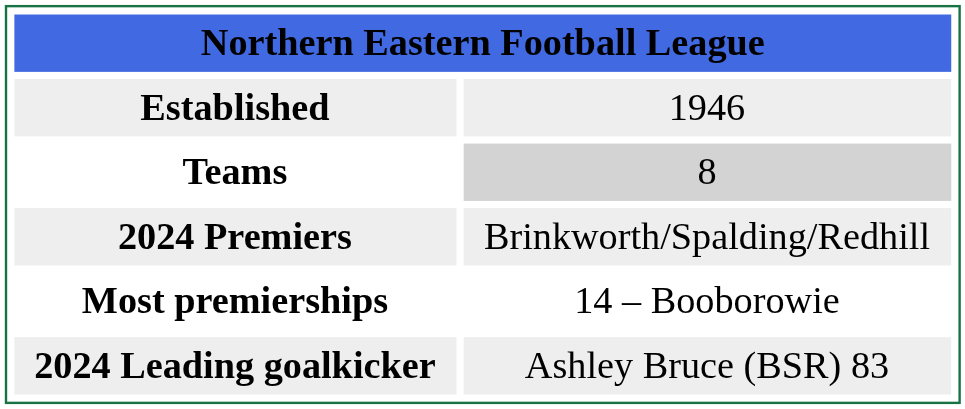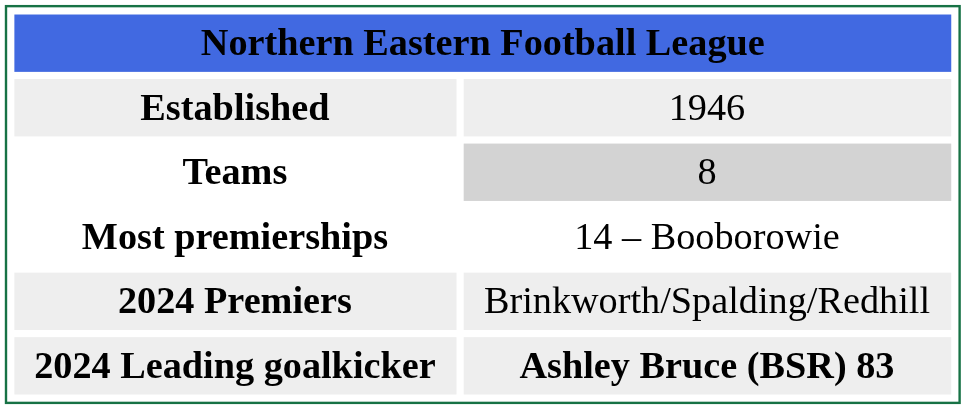rows swapped: (235, 236) <-> (235, 300)
(707, 365) normal -> (707, 365) bold
